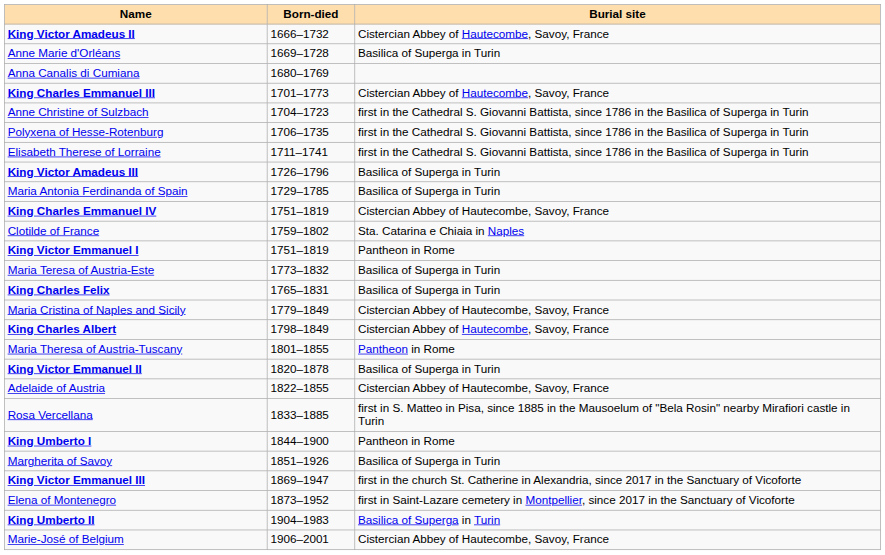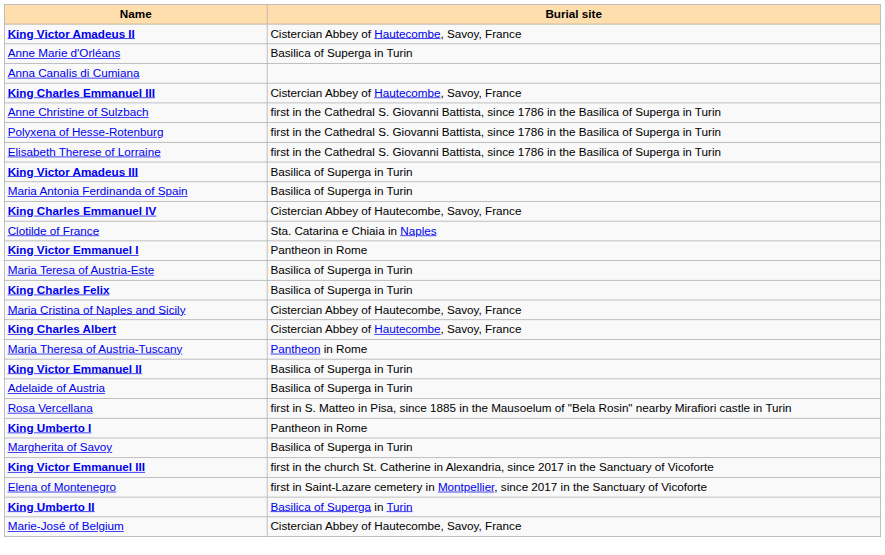- column: (311, 14)
(483, 388) Cistercian Abbey of Hautecombe, Savoy, France -> (341, 388) Basilica of Superga in Turin
